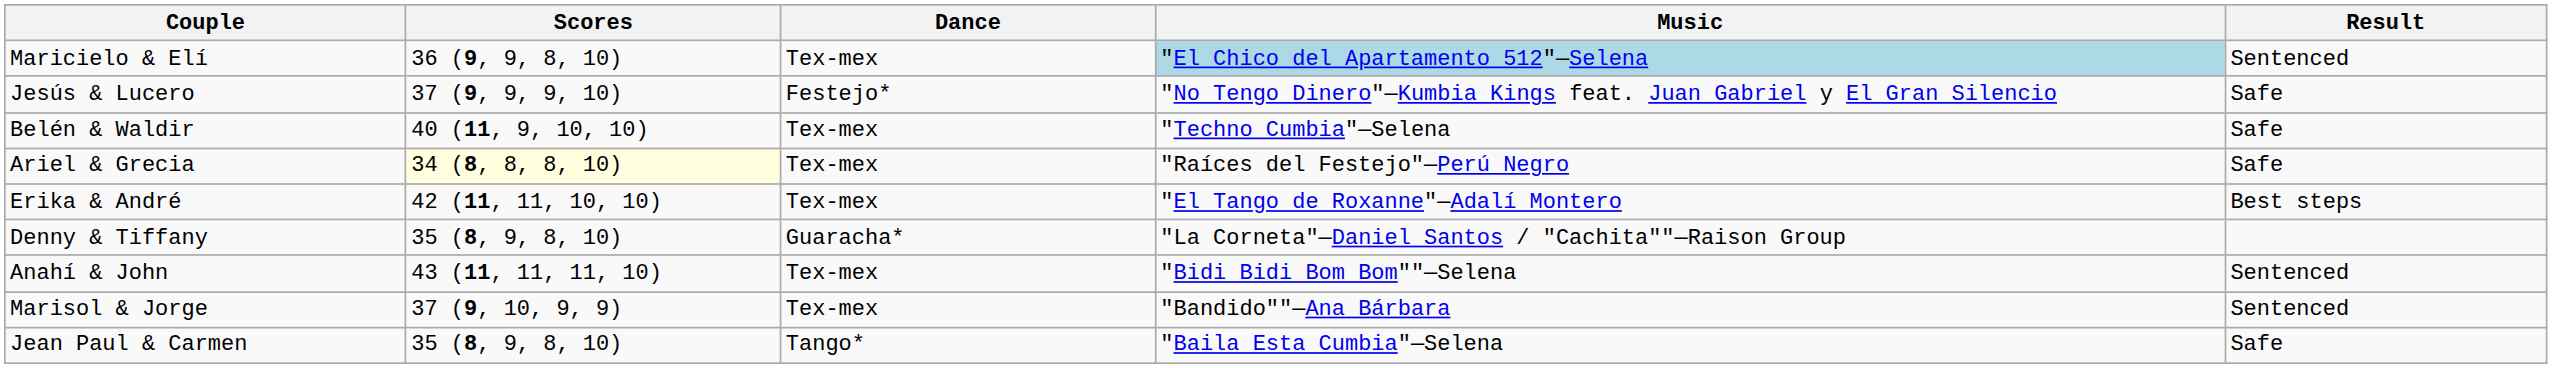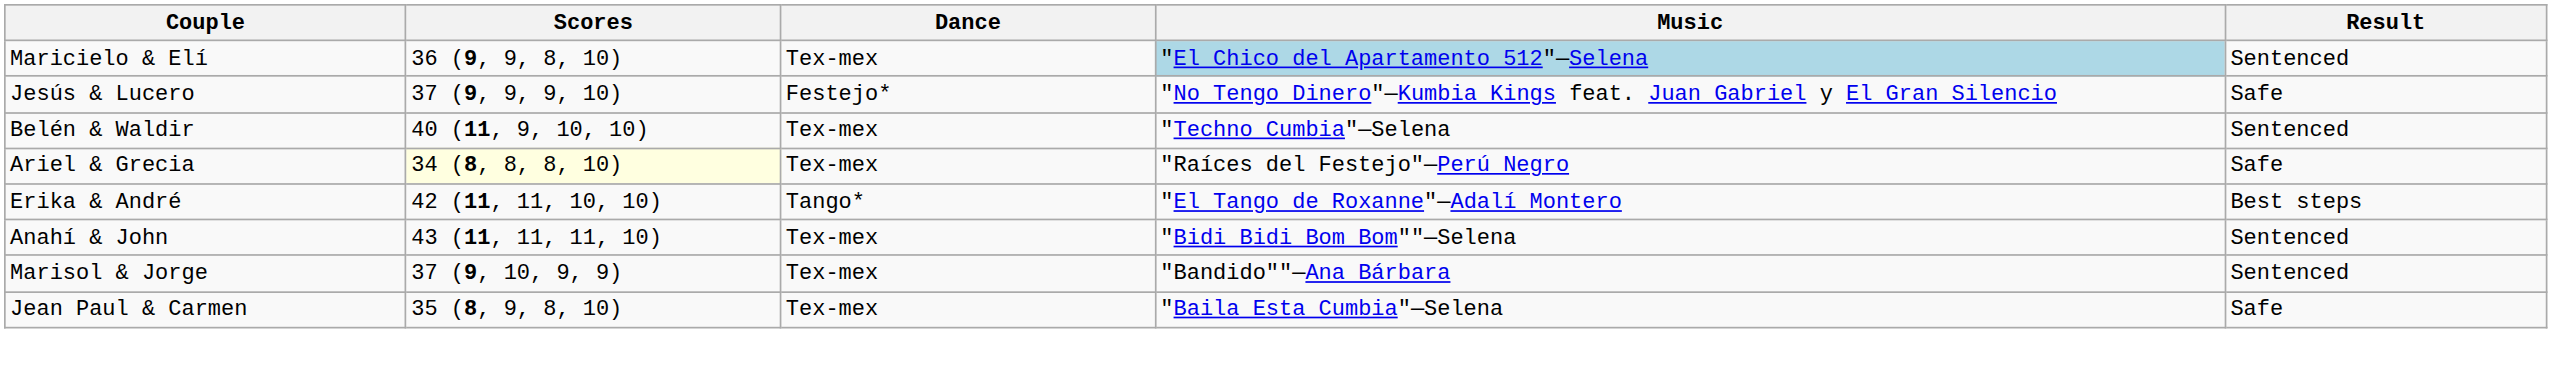(2257, 130) Safe -> (2290, 130) Sentenced
(832, 202) Tex-mex -> (825, 202) Tango*
- row: (109, 238)
(825, 345) Tango* -> (832, 309) Tex-mex
